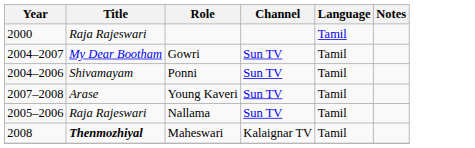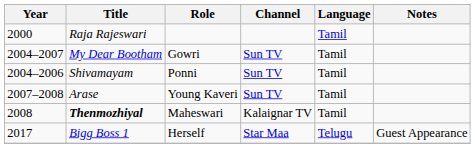- row: (35, 113)
+ row: (20, 133)
